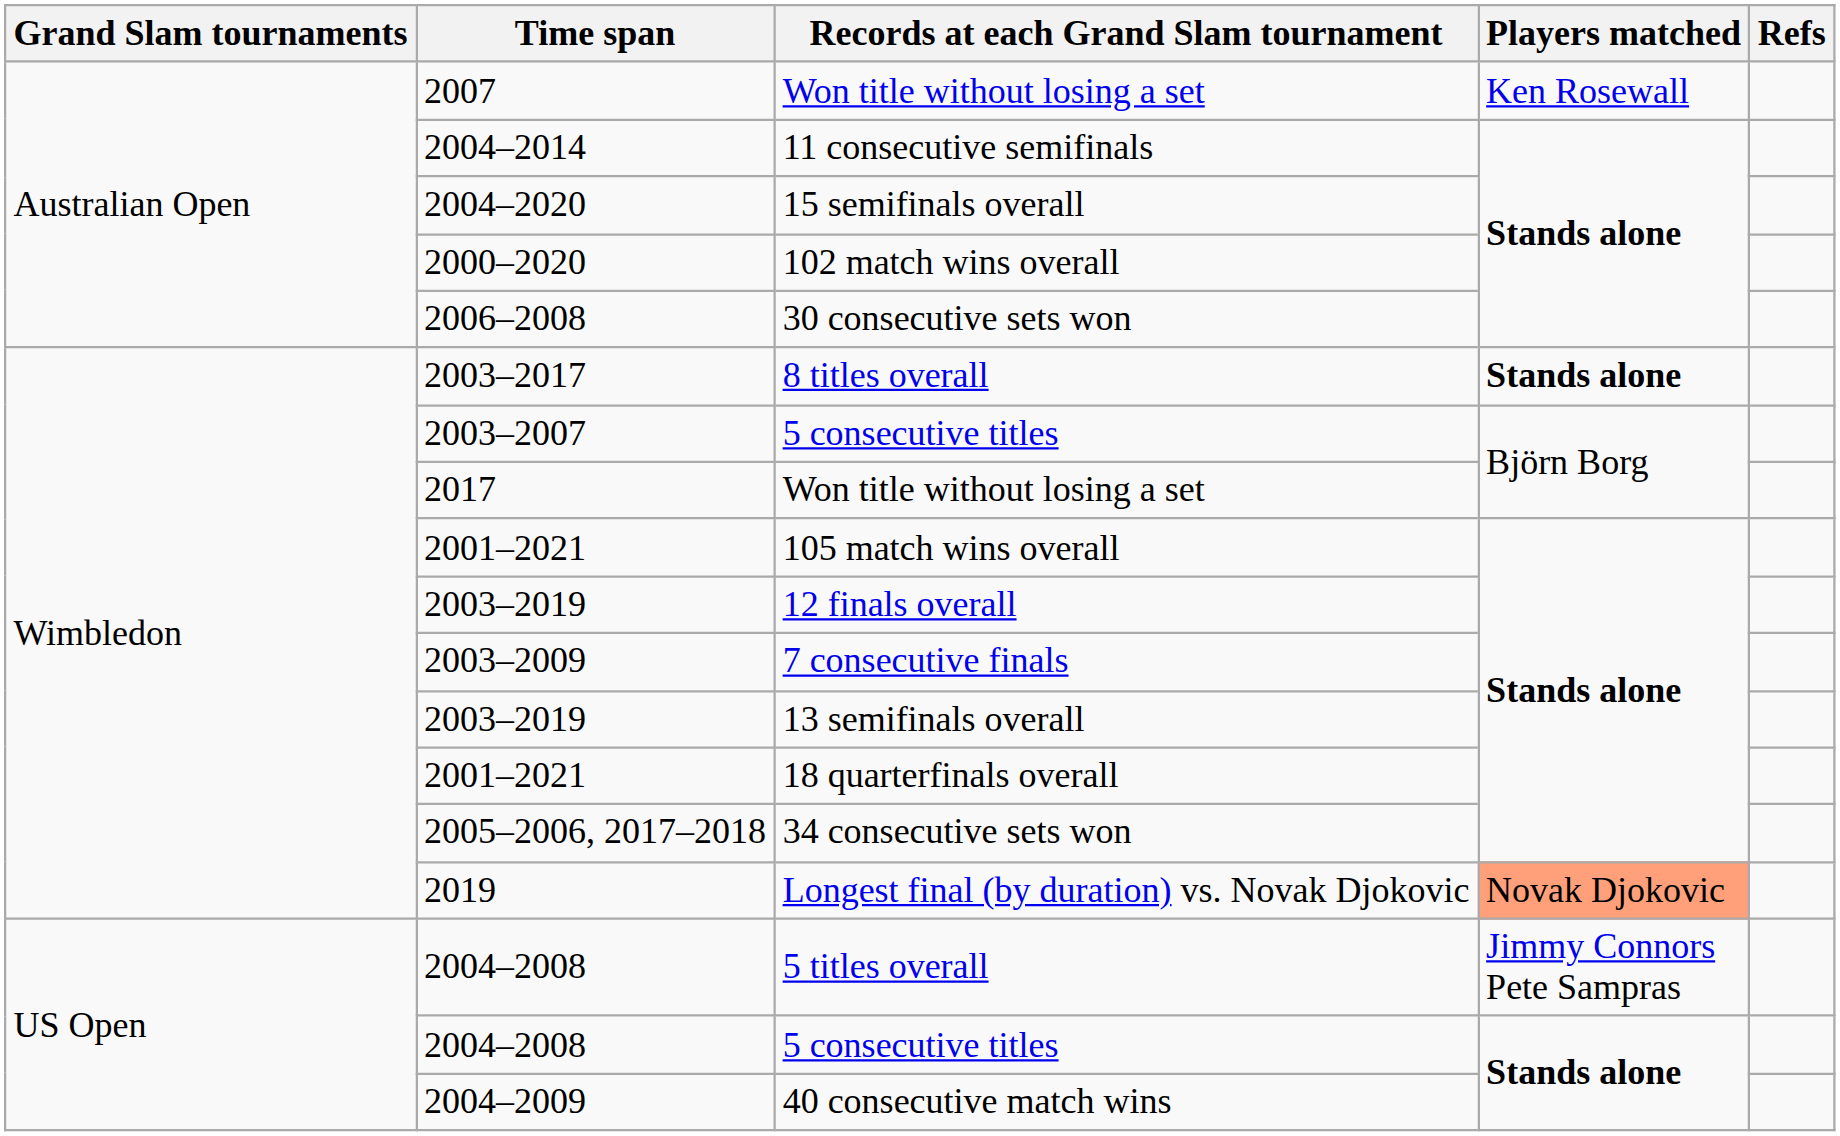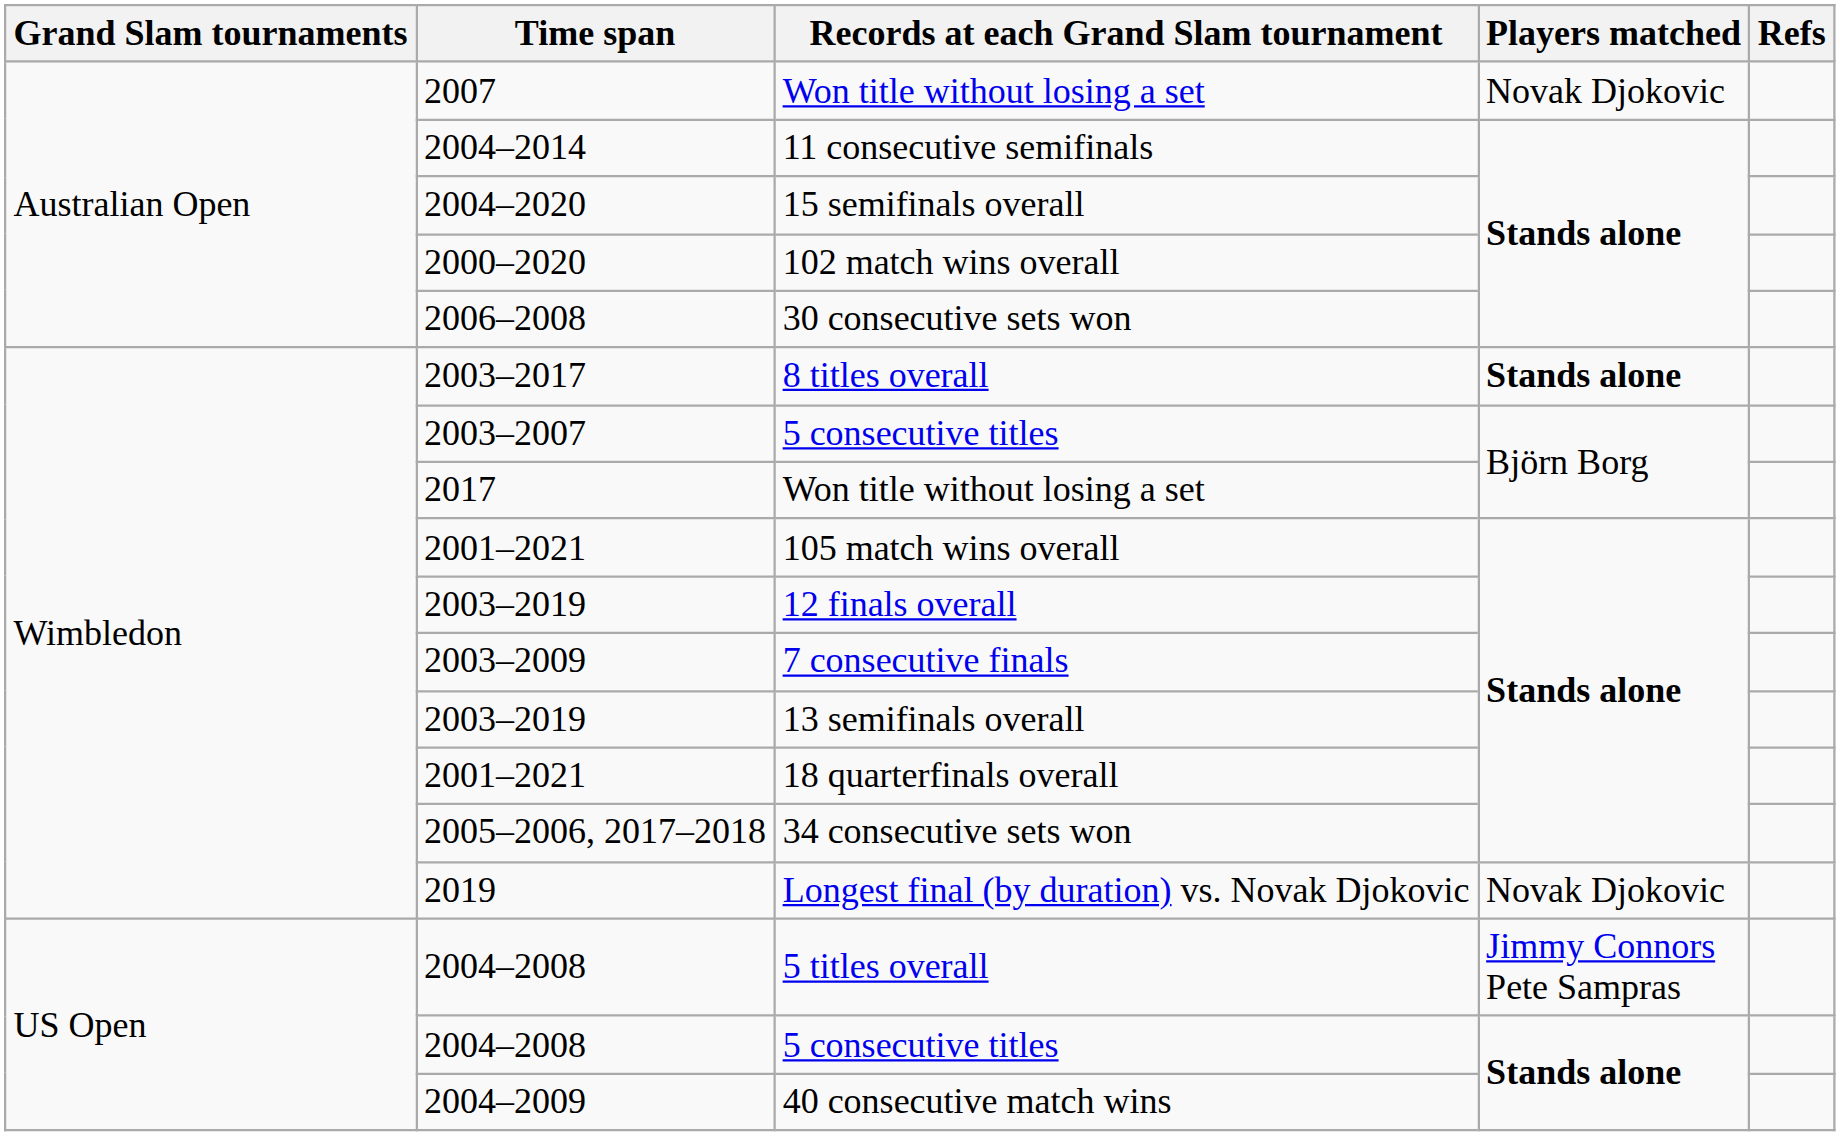(1588, 90) Ken Rosewall -> (1606, 90) Novak Djokovic
(1606, 889) lightsalmon background -> (1606, 889) no background
